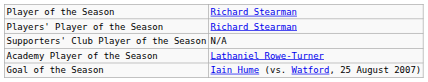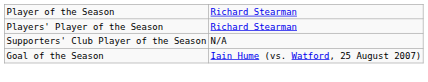- row: (82, 56)
